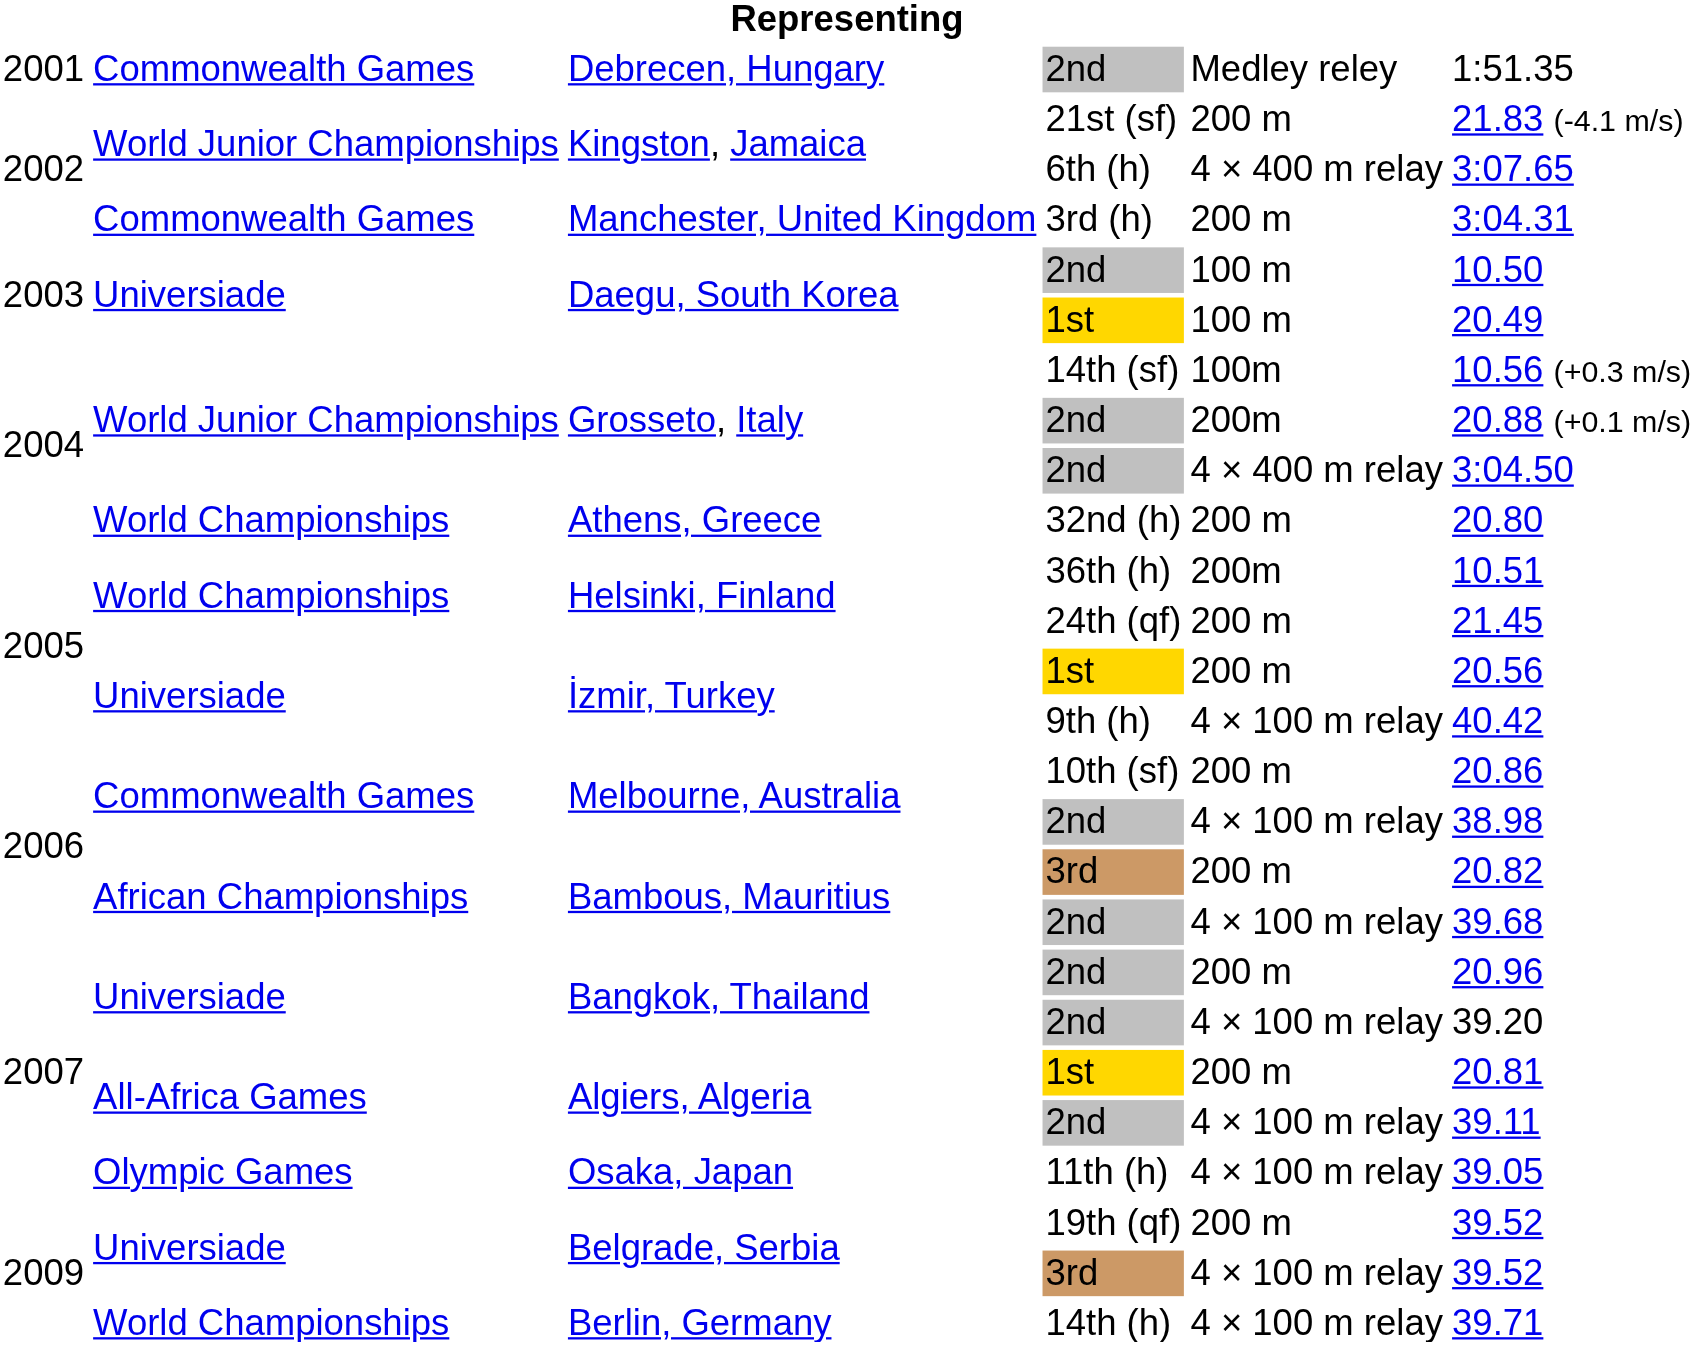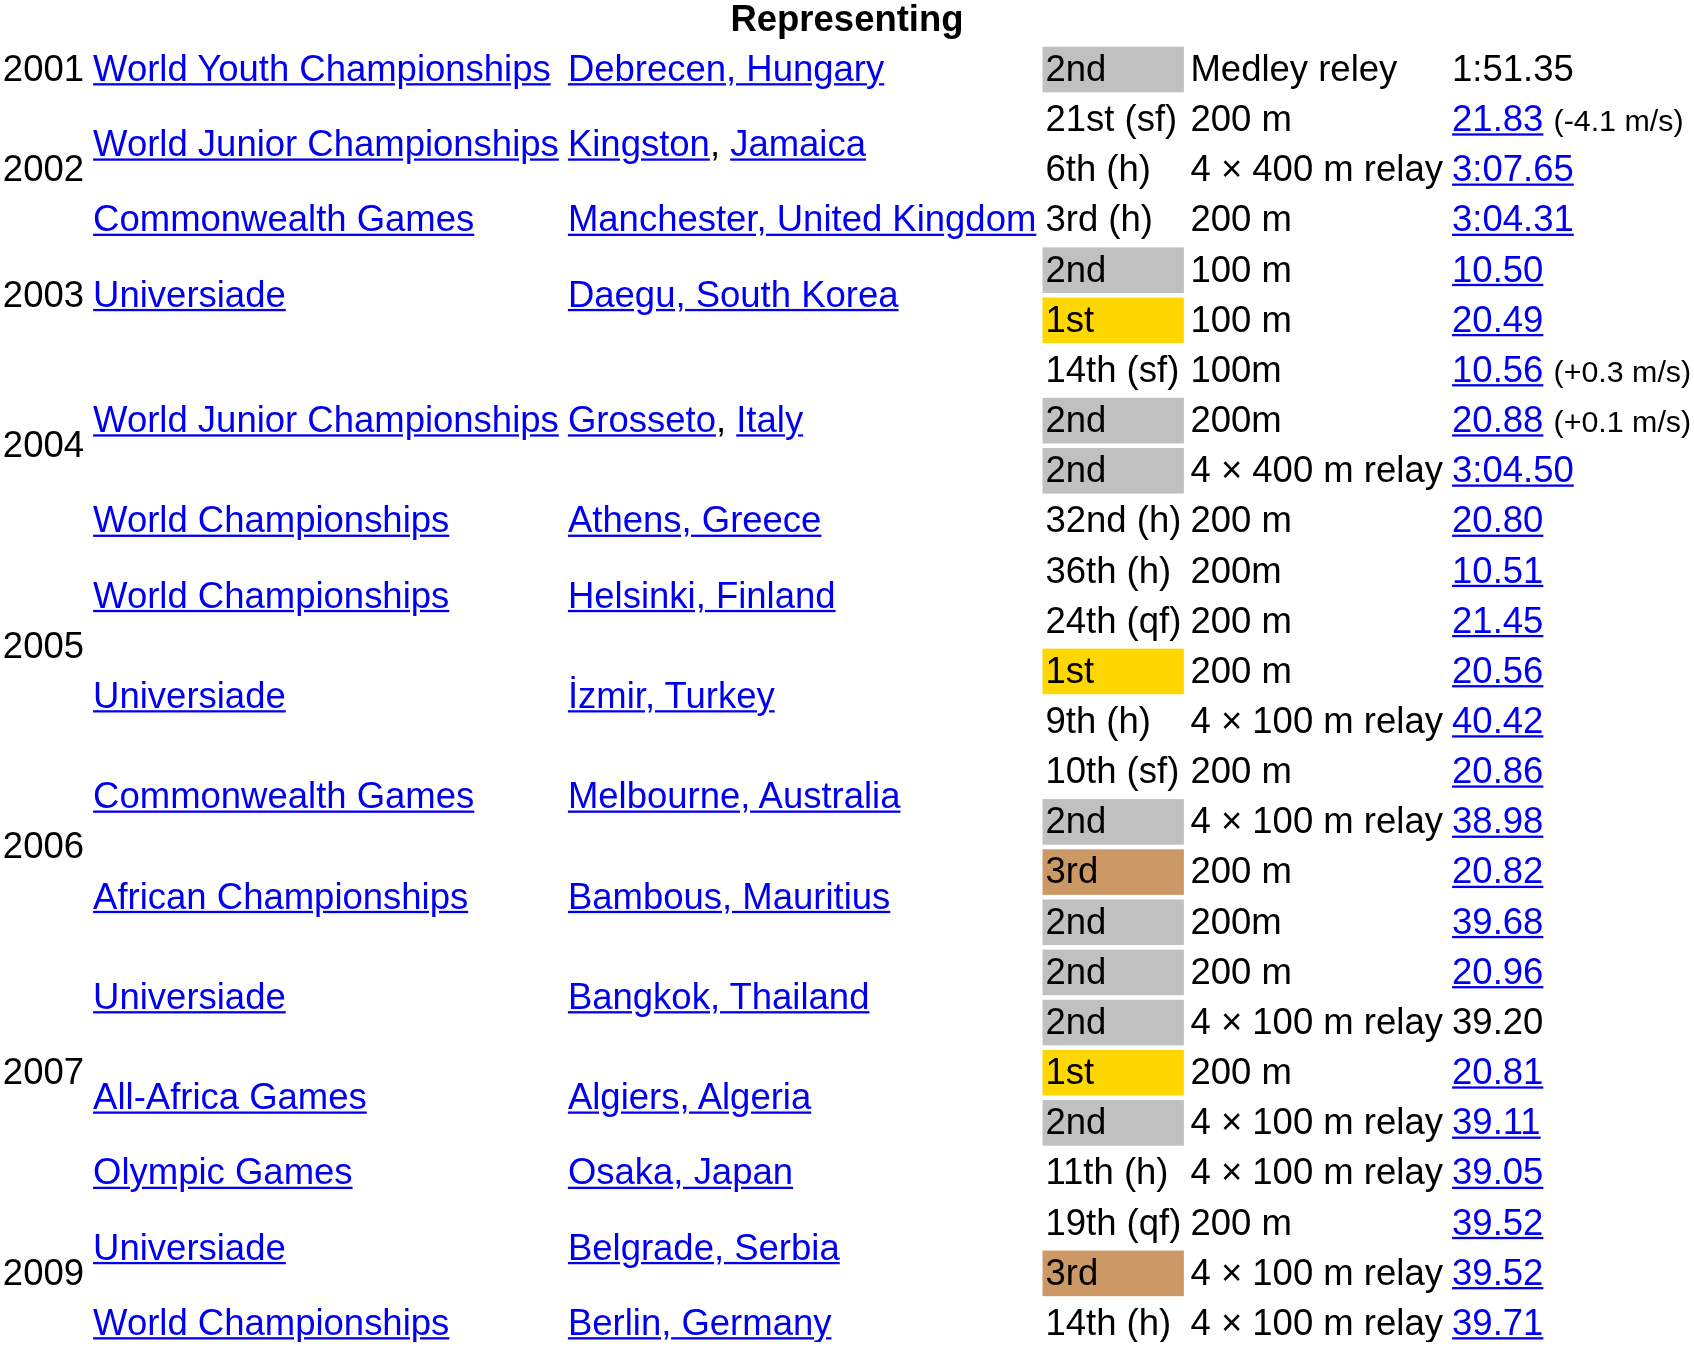(284, 68) Commonwealth Games -> (322, 68) World Youth Championships
(1317, 921) 4 × 100 m relay -> (1236, 921) 200m
